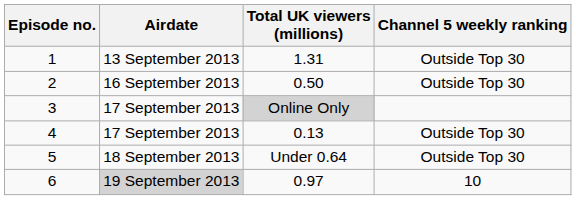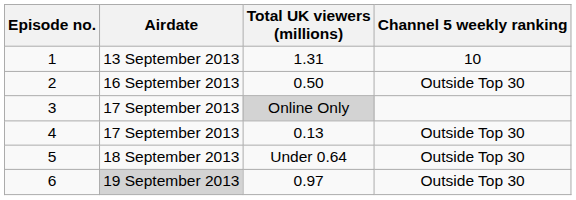(473, 58) Outside Top 30 -> (473, 58) 10
(473, 181) 10 -> (473, 181) Outside Top 30
